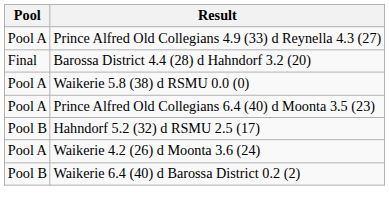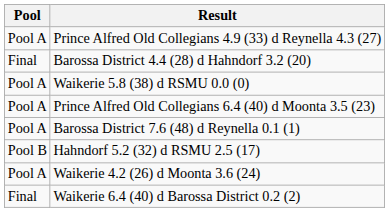+ row: (177, 128)
(27, 173) Pool B -> (22, 196) Final
